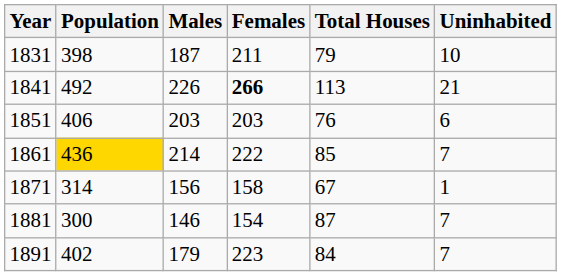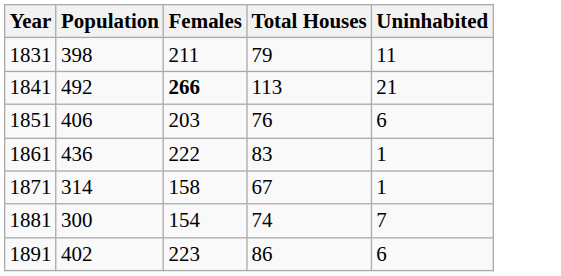- column: (195, 21)
(450, 54) 10 -> (386, 54) 11
(77, 154) gold background -> (77, 154) no background
(325, 154) 85 -> (262, 154) 83
(445, 154) 7 -> (382, 154) 1
(325, 220) 87 -> (262, 220) 74
(325, 253) 84 -> (262, 253) 86
(445, 253) 7 -> (382, 253) 6
